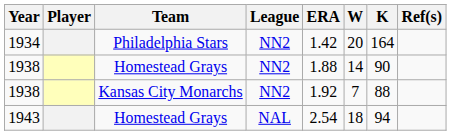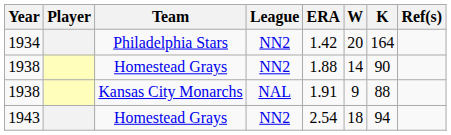(275, 92) NN2 -> (275, 92) NAL
(323, 92) 1.92 -> (323, 92) 1.91
(355, 92) 7 -> (355, 92) 9
(275, 117) NAL -> (275, 117) NN2
